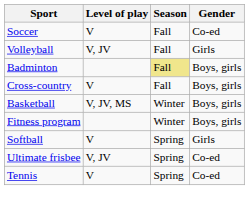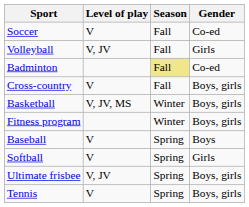(217, 67) Boys, girls -> (206, 67) Co-ed
+ row: (27, 139)
(206, 157) Co-ed -> (217, 175) Boys, girls
(206, 175) Co-ed -> (217, 193) Boys, girls
